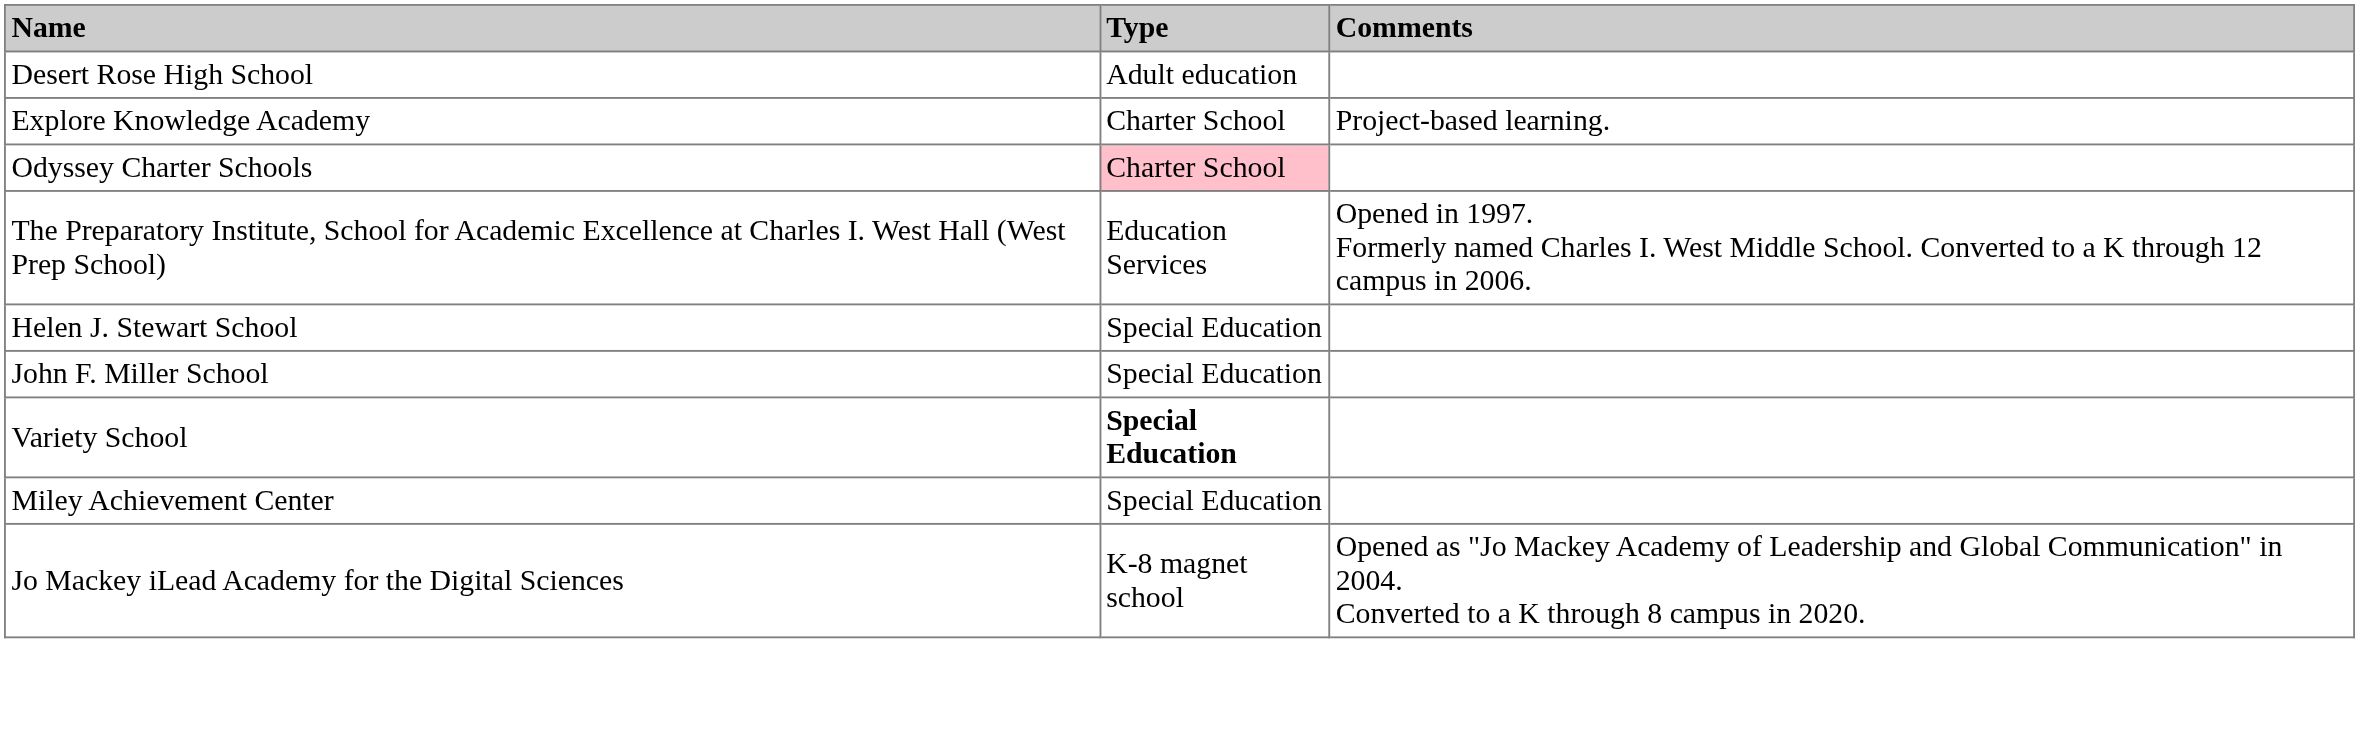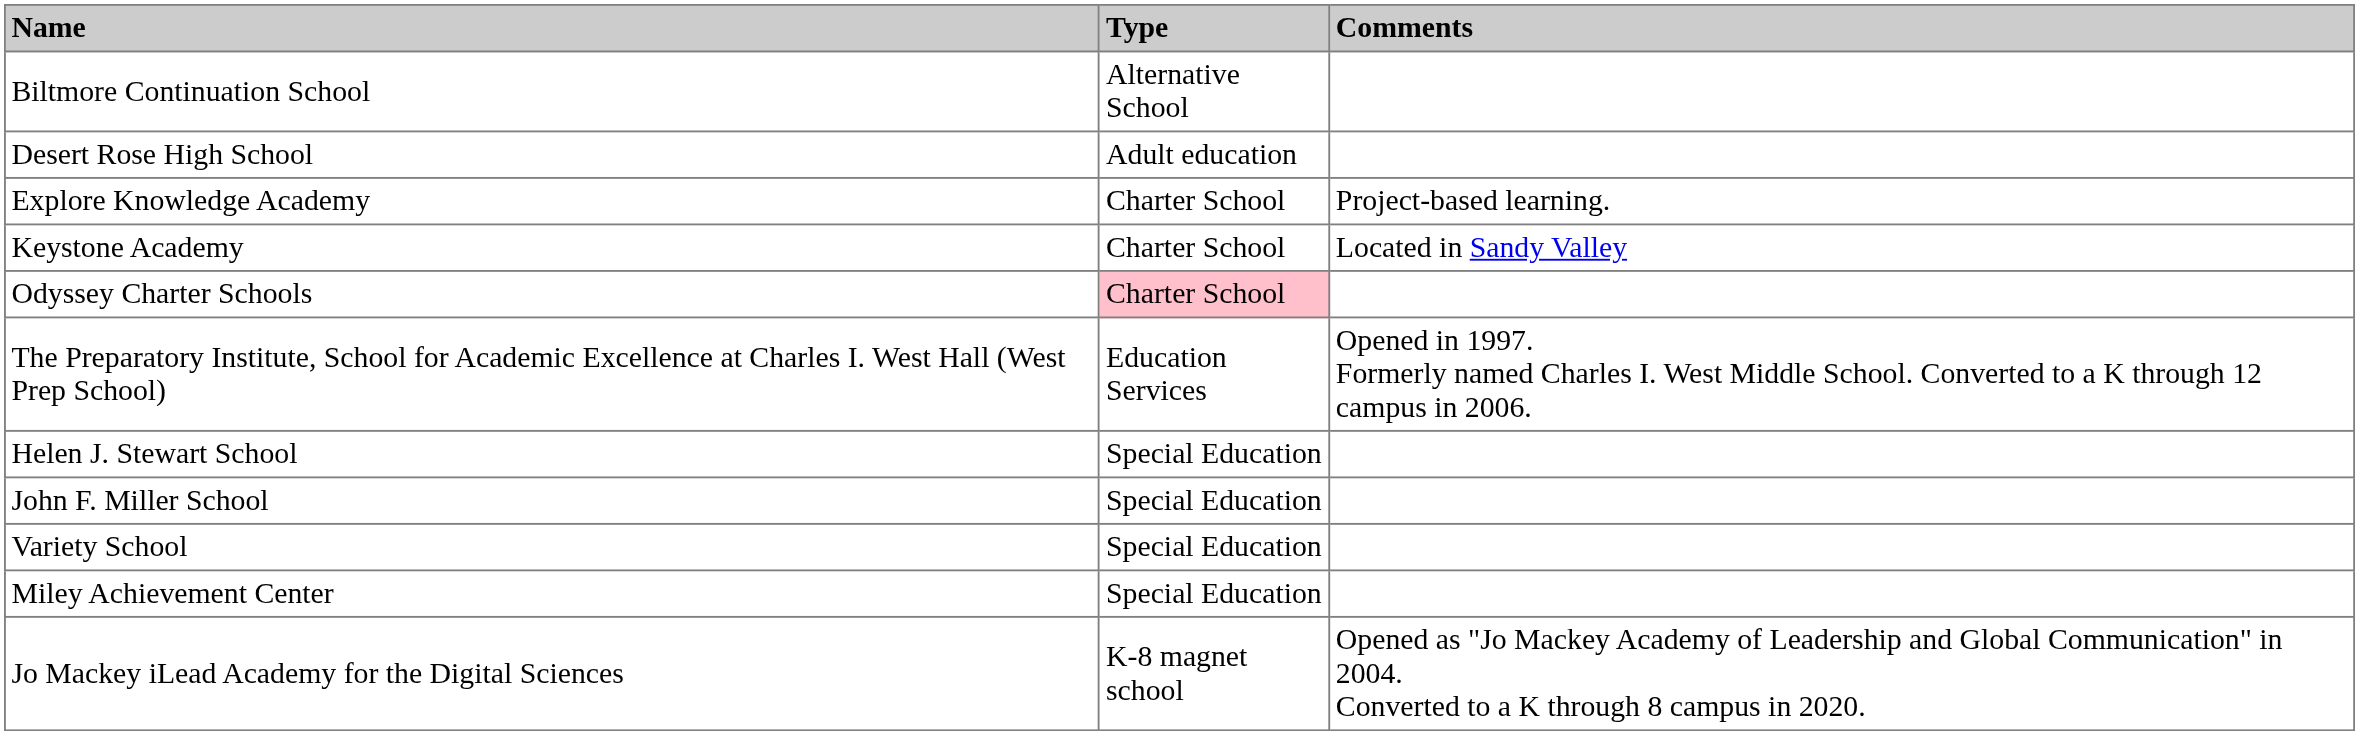+ row: (191, 90)
+ row: (128, 247)
(1172, 436) bold -> (1214, 546) normal
